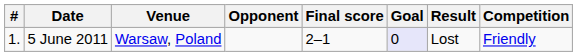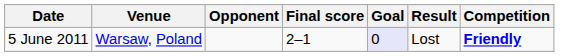- column: (14, 16)
(509, 39) normal -> (492, 39) bold
